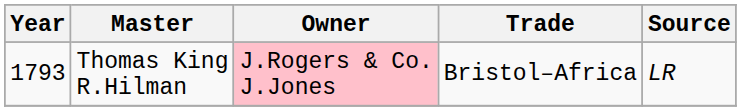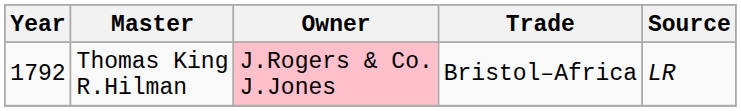(38, 74) 1793 -> (38, 74) 1792
